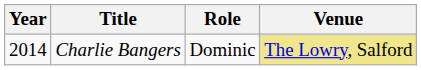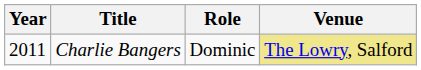(28, 49) 2014 -> (27, 49) 2011
